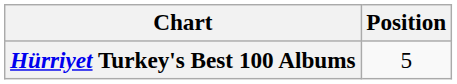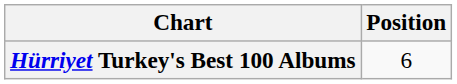(406, 59) 5 -> (406, 59) 6
